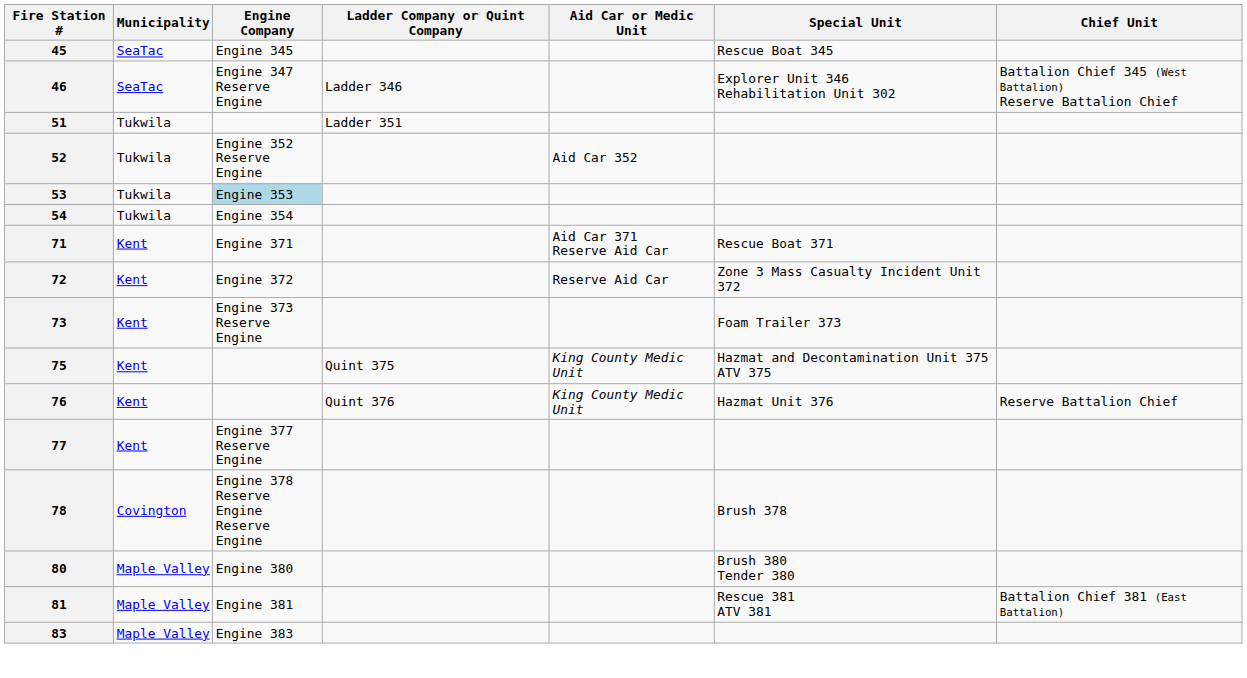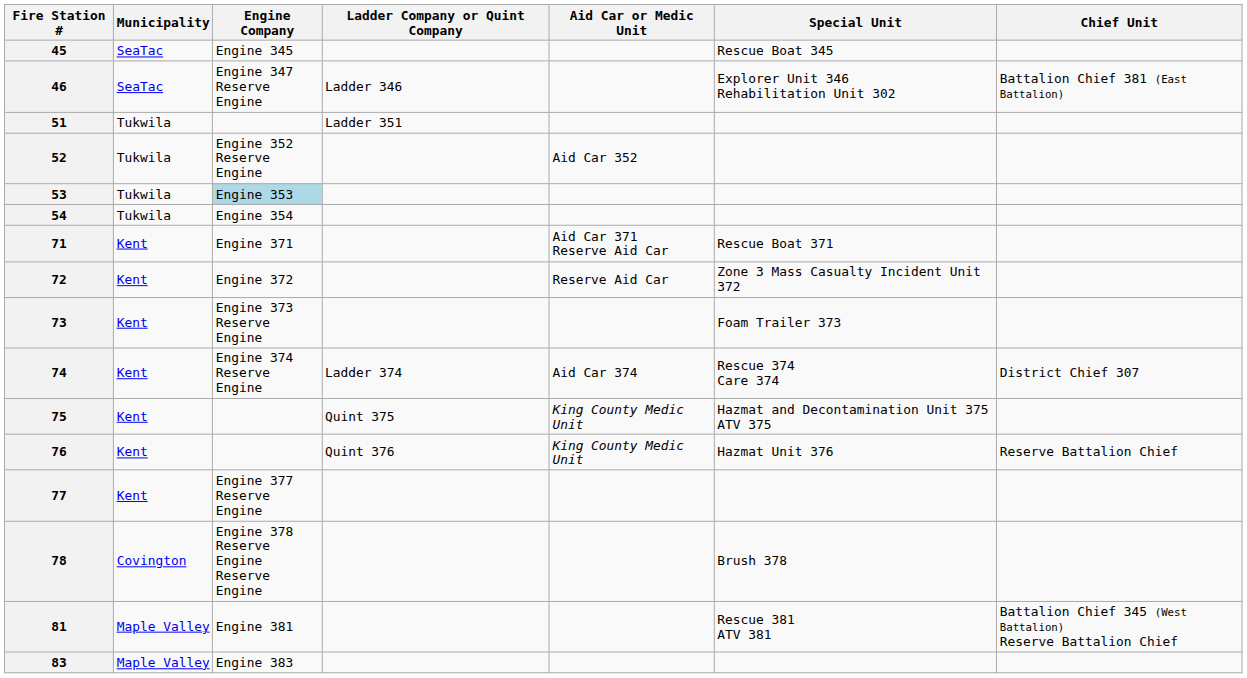(1093, 87) Battalion Chief 345 (West Battalion) Reserve Battalion Chief -> (1093, 87) Battalion Chief 381 (East Battalion)
+ row: (59, 373)
- row: (59, 569)
(1093, 604) Battalion Chief 381 (East Battalion) -> (1093, 627) Battalion Chief 345 (West Battalion) Reserve Battalion Chief
